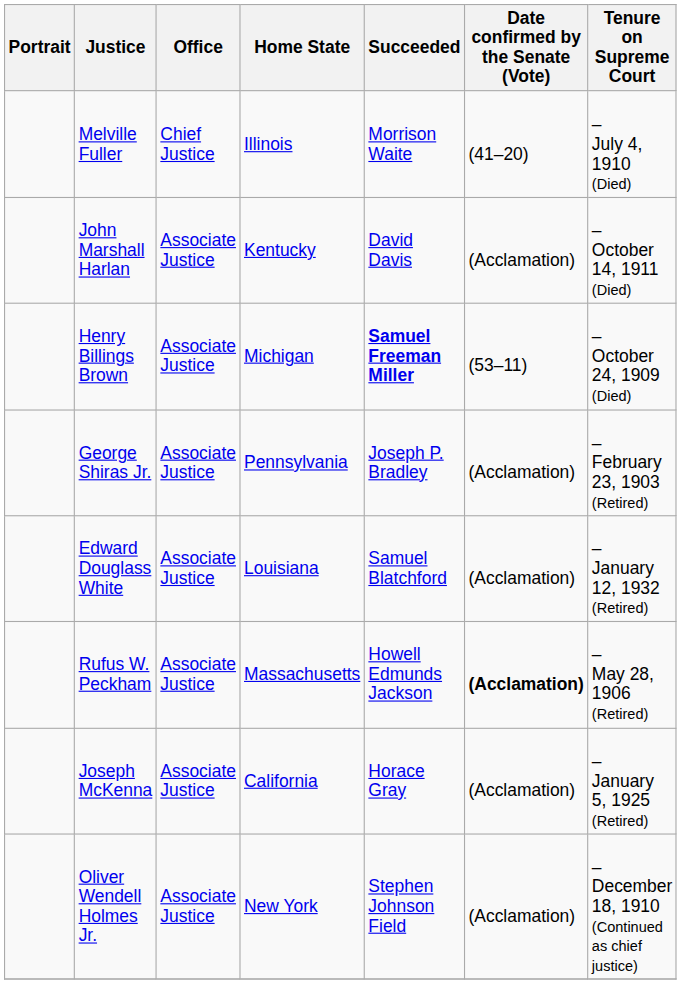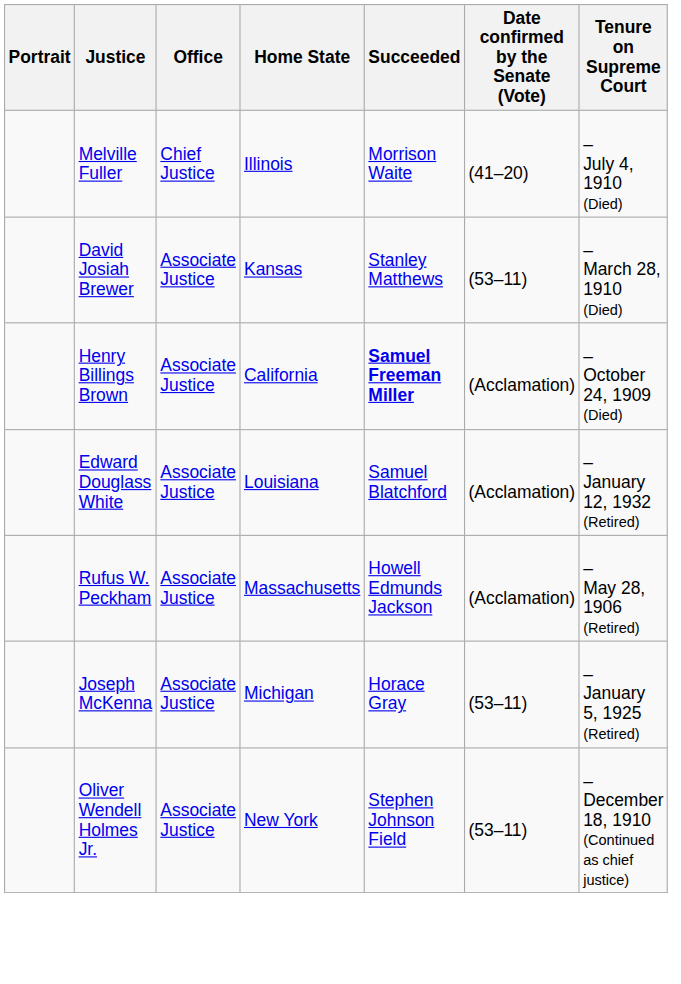- row: (112, 250)
+ row: (106, 269)
(279, 356) Michigan -> (281, 375) California
(498, 366) (53–11) -> (522, 385) (Acclamation)
- row: (115, 462)
(526, 684) bold -> (522, 598) normal
(281, 780) California -> (279, 694) Michigan
(522, 790) (Acclamation) -> (498, 704) (53–11)
(522, 916) (Acclamation) -> (498, 829) (53–11)
